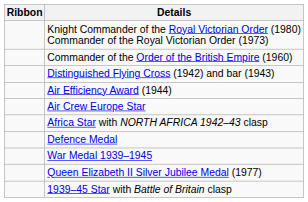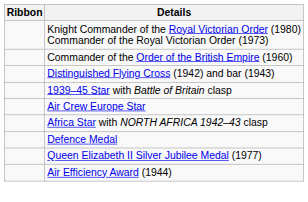rows swapped: (140, 189) <-> (110, 90)
- row: (100, 156)
